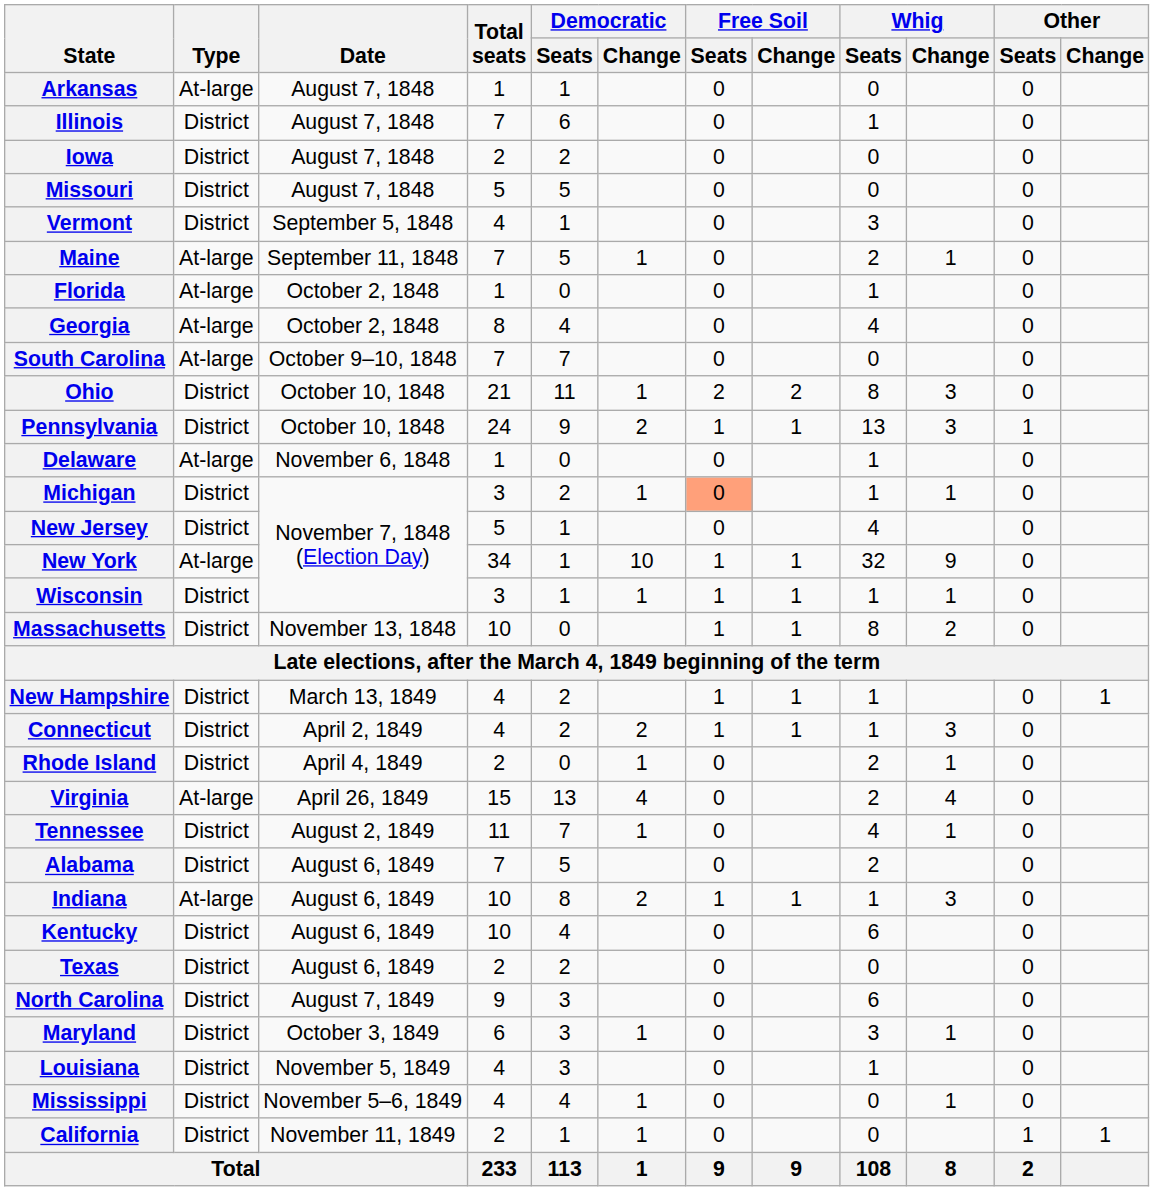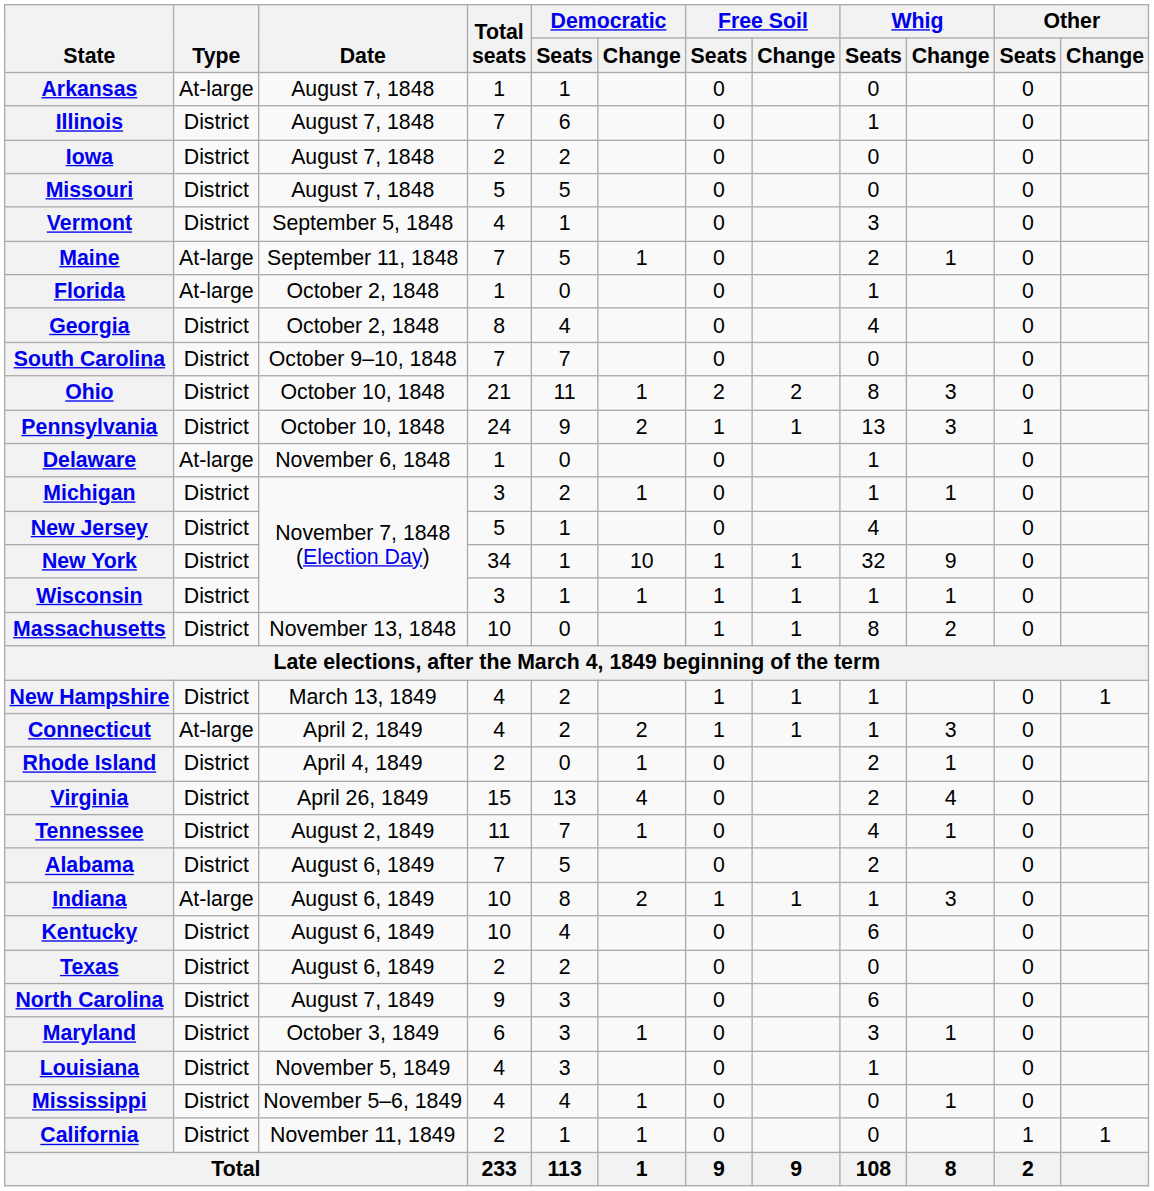(216, 325) At-large -> (216, 325) District
(216, 358) At-large -> (216, 358) District
(719, 493) lightsalmon background -> (719, 493) no background
(216, 561) At-large -> (216, 561) District
(216, 730) District -> (216, 730) At-large
(216, 797) At-large -> (216, 797) District
